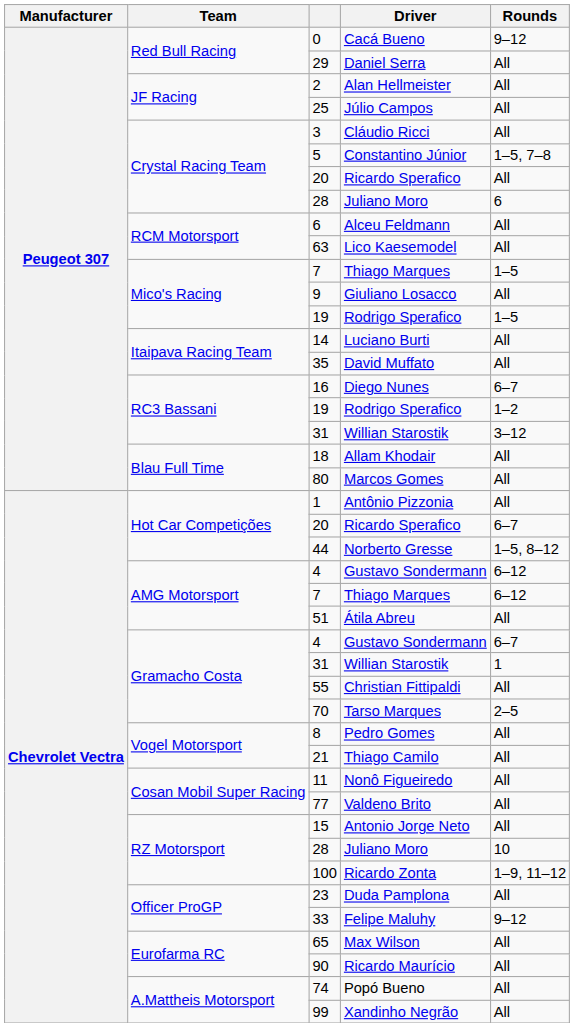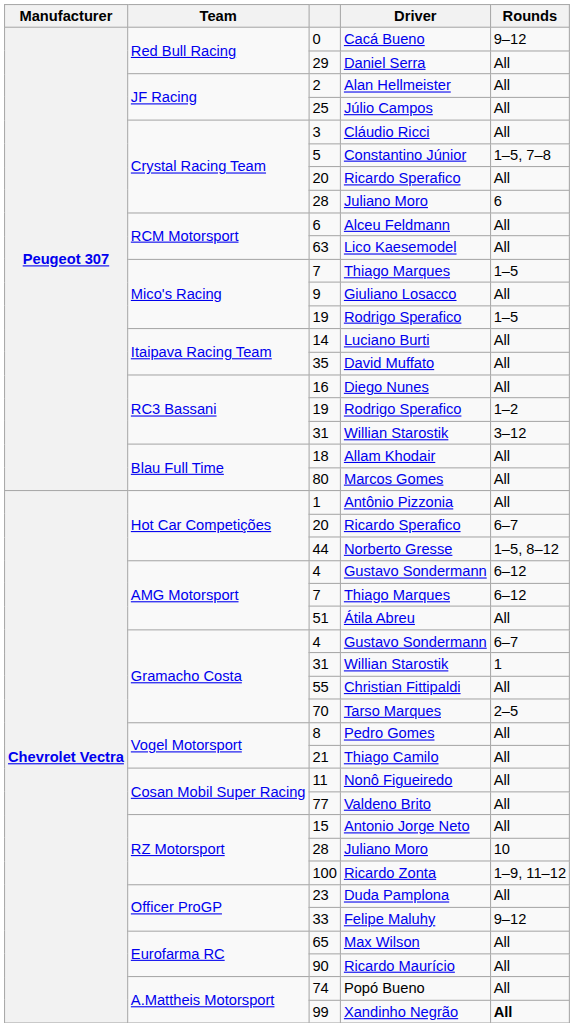(506, 386) 6–7 -> (502, 386) All
(502, 1011) normal -> (503, 1011) bold
